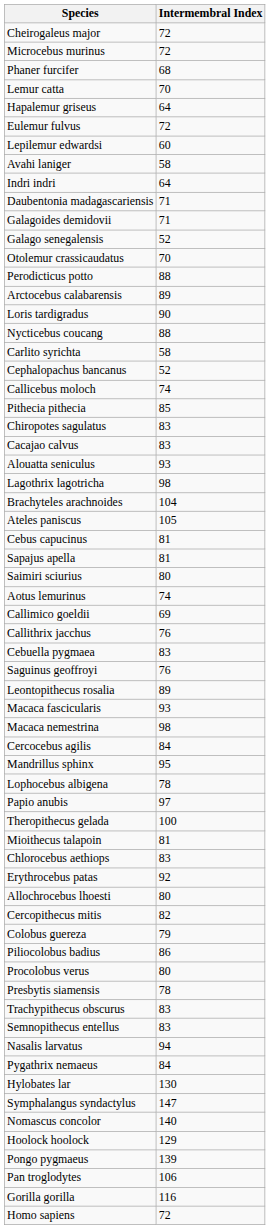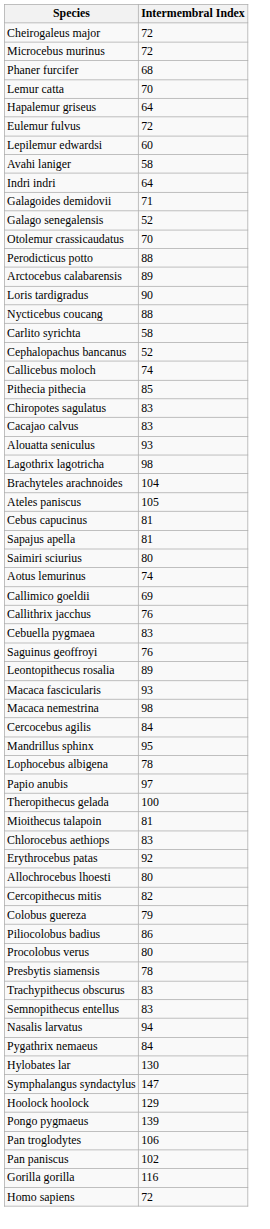- row: (80, 201)
- row: (54, 1121)
+ row: (38, 1159)
